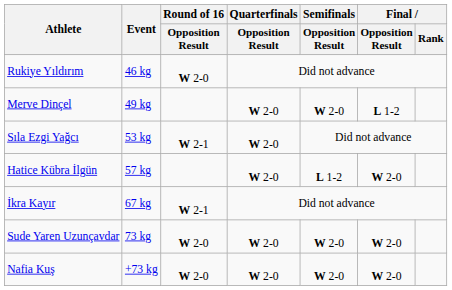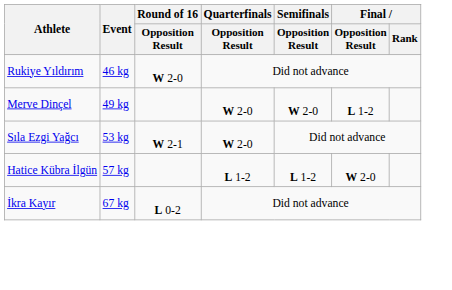(264, 177) W 2-0 -> (238, 177) L 1-2
(194, 210) W 2-1 -> (168, 210) L 0-2
- row: (63, 236)
- row: (31, 269)
